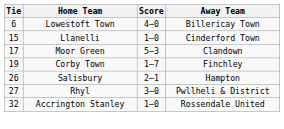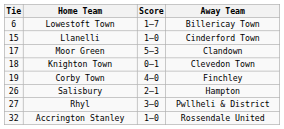(151, 24) 4–0 -> (151, 24) 1–7
+ row: (80, 64)
(151, 64) 1–7 -> (151, 78) 4–0
